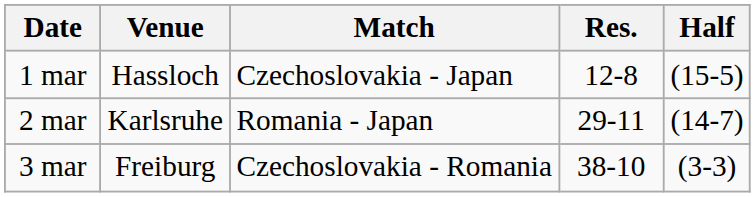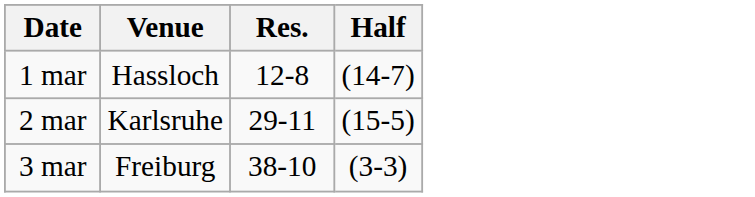- column: (394, 27)
(707, 74) (15-5) -> (378, 74) (14-7)
(707, 120) (14-7) -> (378, 120) (15-5)
